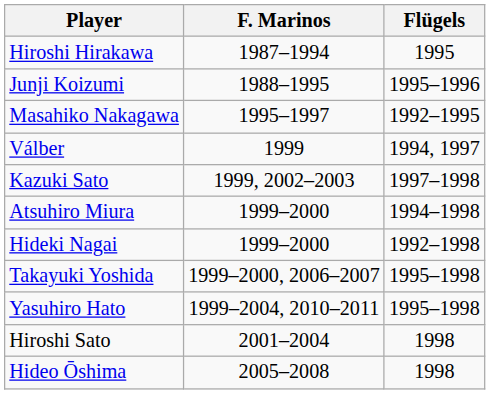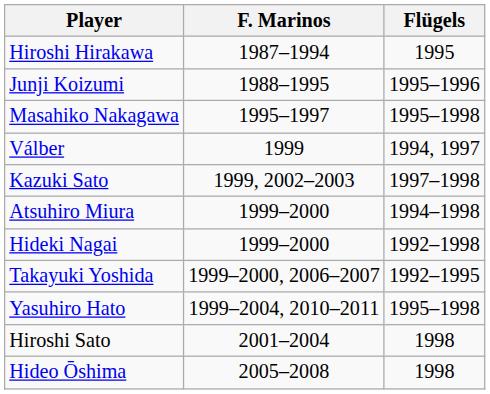(434, 116) 1992–1995 -> (434, 116) 1995–1998
(434, 276) 1995–1998 -> (434, 276) 1992–1995
